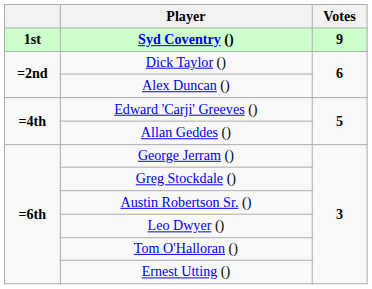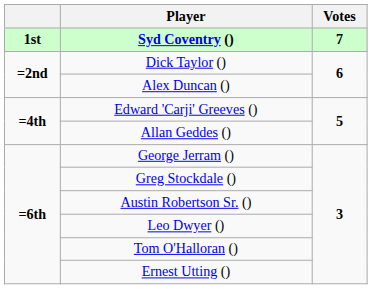(340, 39) 9 -> (340, 39) 7
